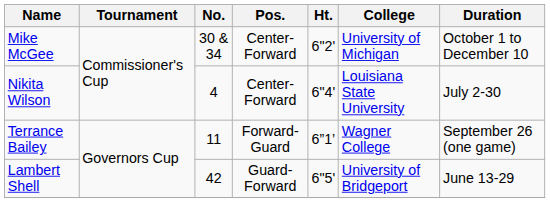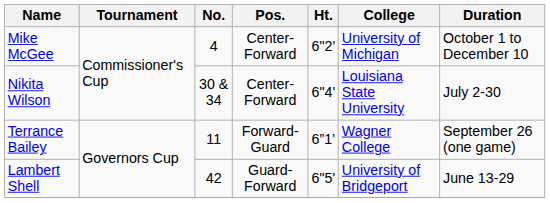(214, 46) 30 & 34 -> (214, 46) 4
(214, 92) 4 -> (214, 92) 30 & 34
